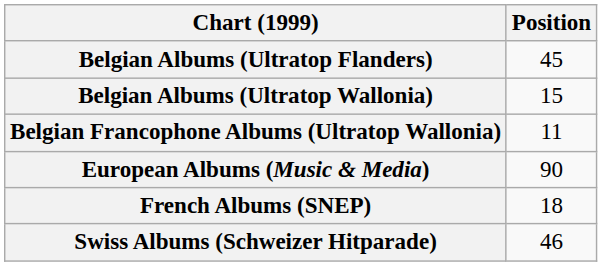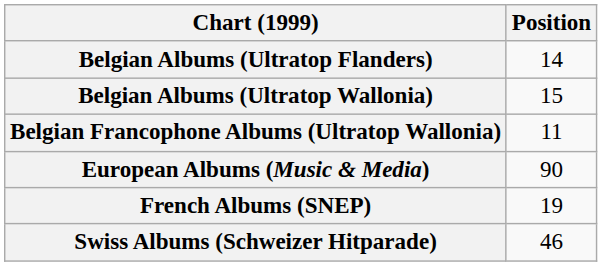(551, 59) 45 -> (551, 59) 14
(551, 205) 18 -> (551, 205) 19
